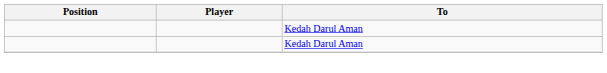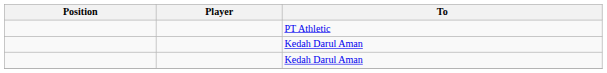+ row: (80, 28)
